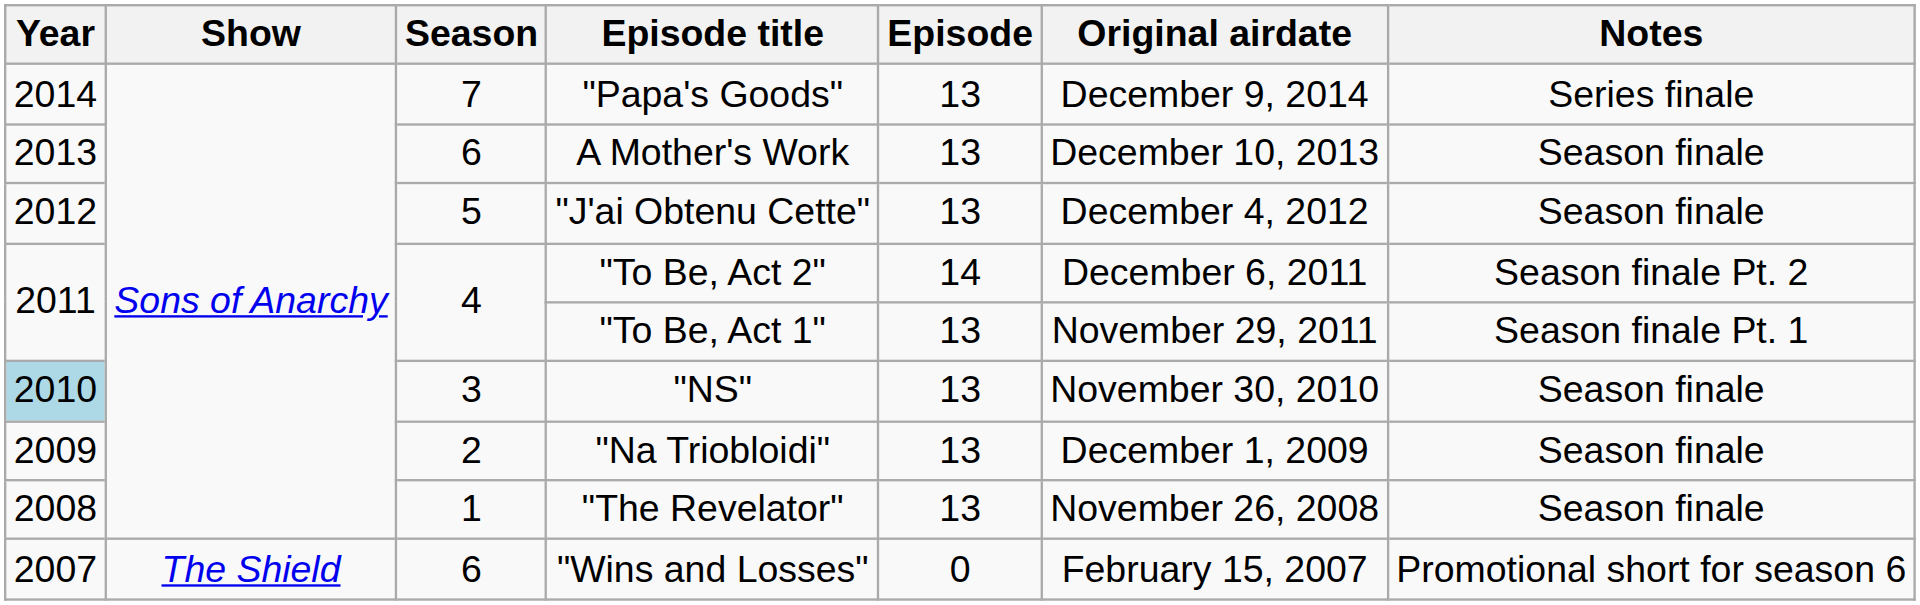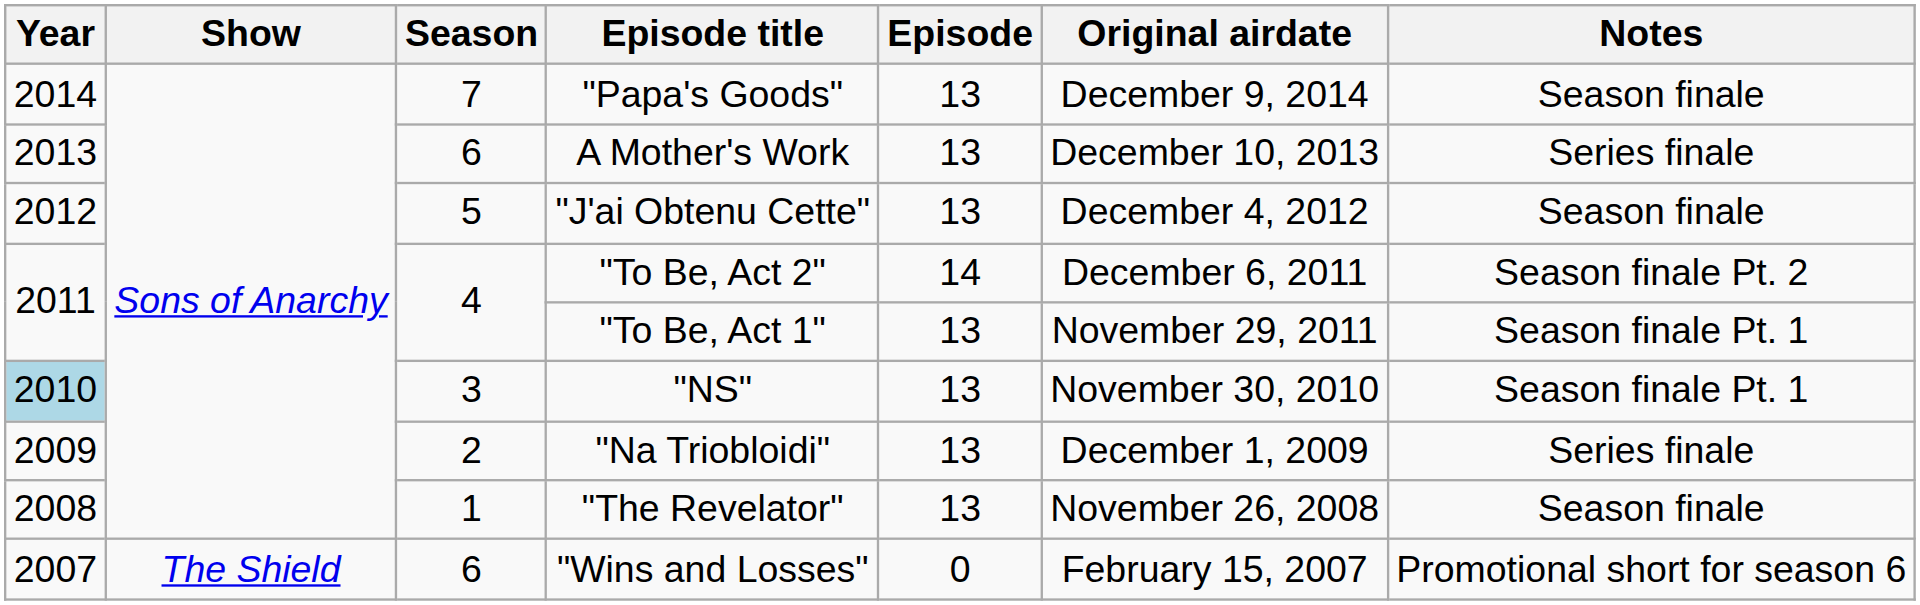(1651, 93) Series finale -> (1651, 93) Season finale
(1651, 152) Season finale -> (1651, 152) Series finale
(1651, 390) Season finale -> (1651, 390) Season finale Pt. 1
(1651, 449) Season finale -> (1651, 449) Series finale
